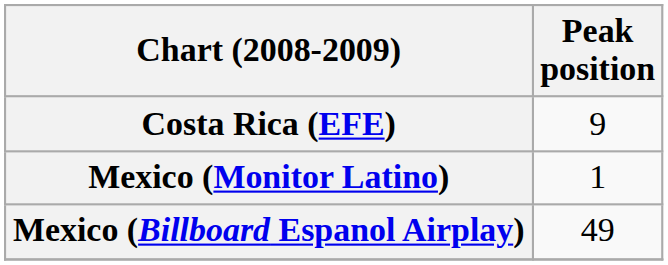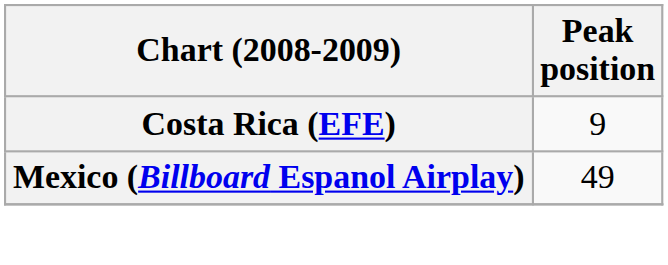- row: (269, 177)
